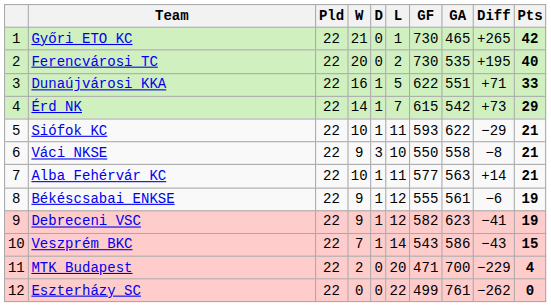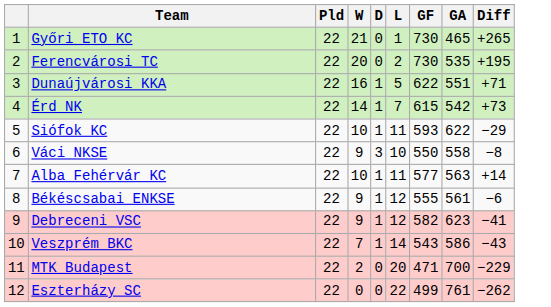- column: (530, 16)
